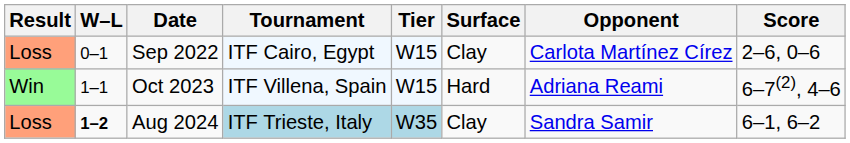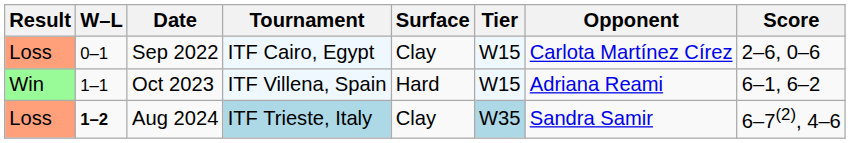columns swapped: (416, 20) <-> (483, 20)
(791, 87) 6–7(2), 4–6 -> (781, 84) 6–1, 6–2
(781, 121) 6–1, 6–2 -> (791, 119) 6–7(2), 4–6
